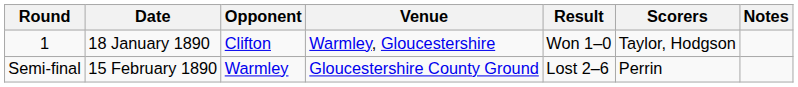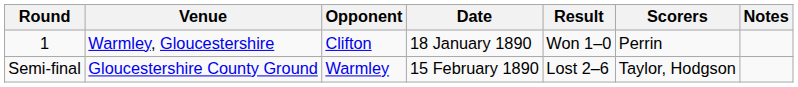columns swapped: (153, 17) <-> (424, 17)
(677, 43) Taylor, Hodgson -> (641, 43) Perrin
(641, 69) Perrin -> (677, 69) Taylor, Hodgson
